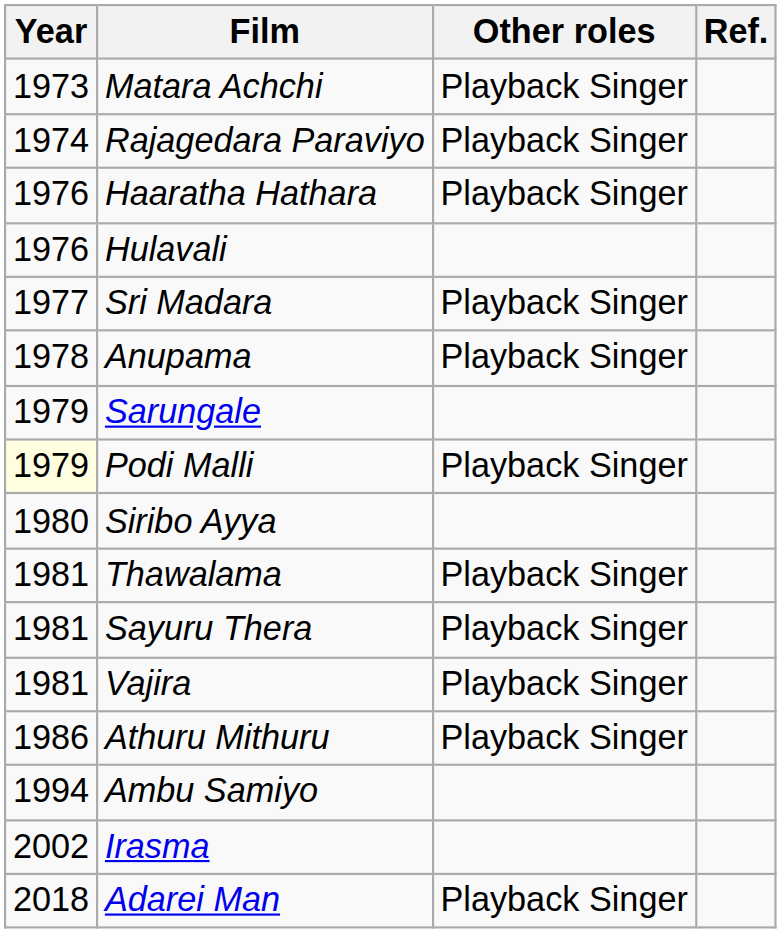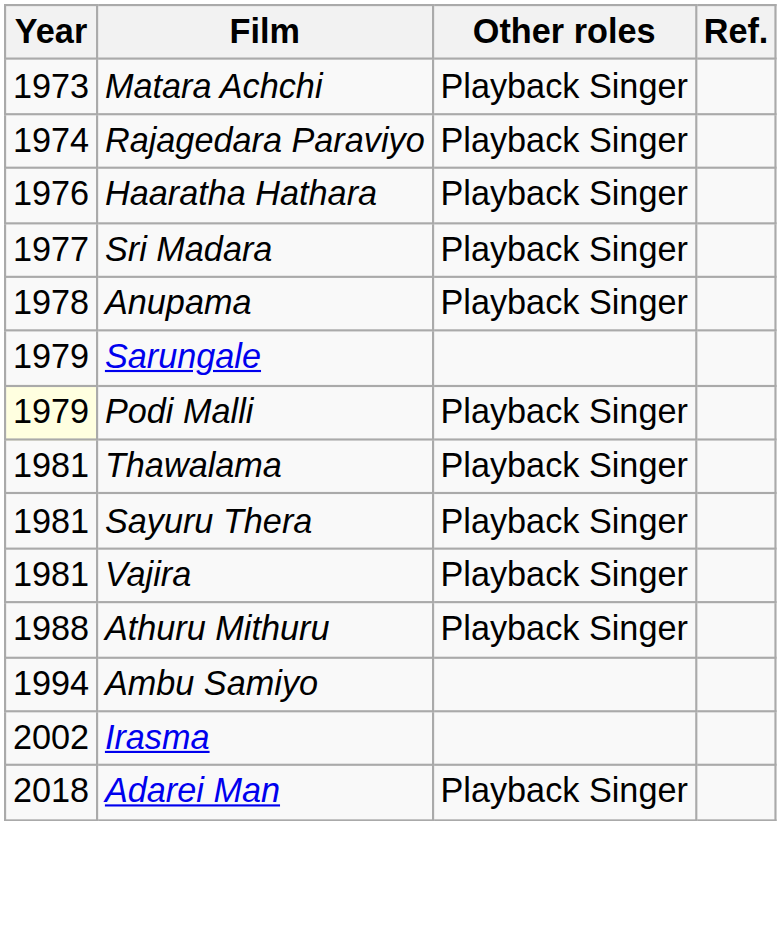- row: (166, 248)
- row: (191, 520)
(51, 737) 1986 -> (51, 628) 1988
